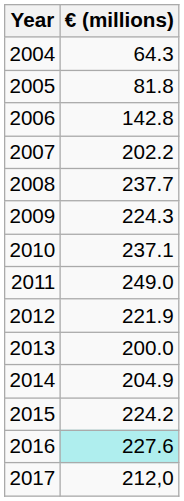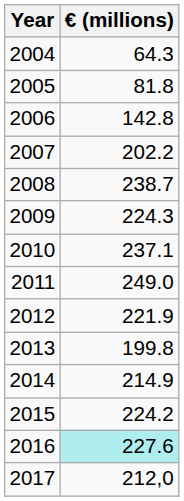(148, 184) 237.7 -> (148, 184) 238.7
(148, 348) 200.0 -> (148, 348) 199.8
(148, 380) 204.9 -> (148, 380) 214.9
